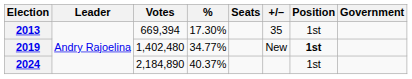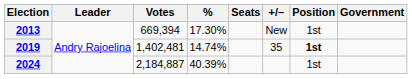(276, 30) 35 -> (276, 30) New
(160, 47) 1,402,480 -> (160, 47) 1,402,481
(208, 47) 34.77% -> (208, 47) 14.74%
(276, 47) New -> (276, 47) 35
(160, 64) 2,184,890 -> (160, 64) 2,184,887
(208, 64) 40.37% -> (208, 64) 40.39%
